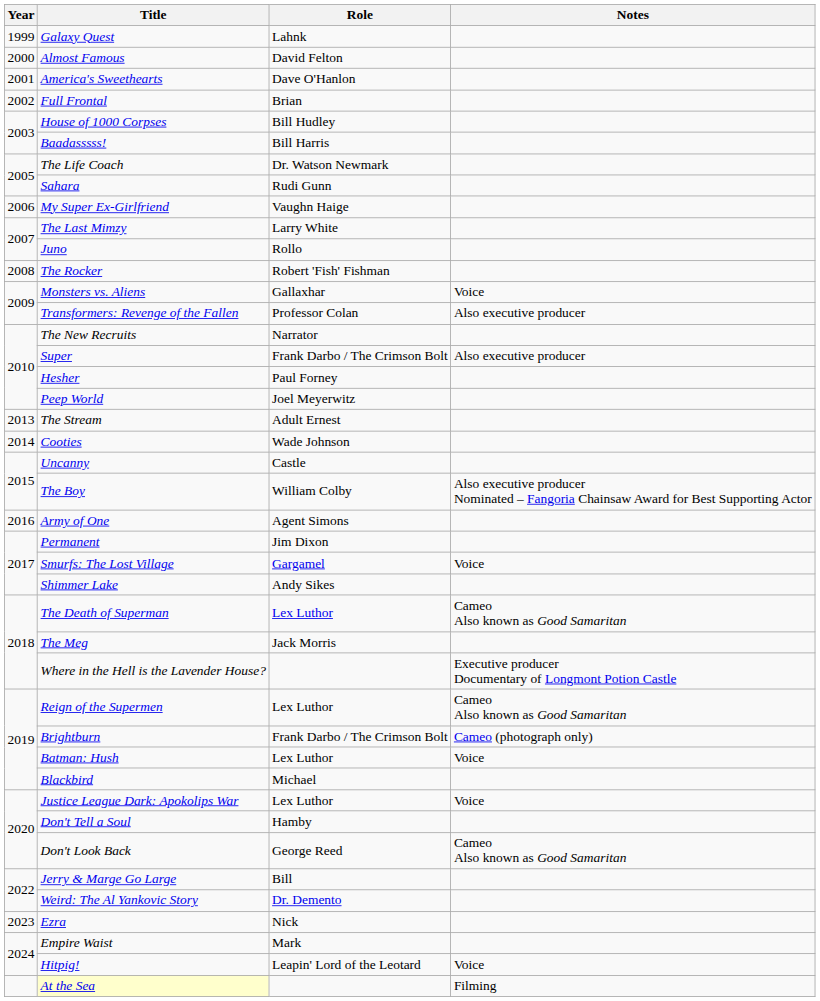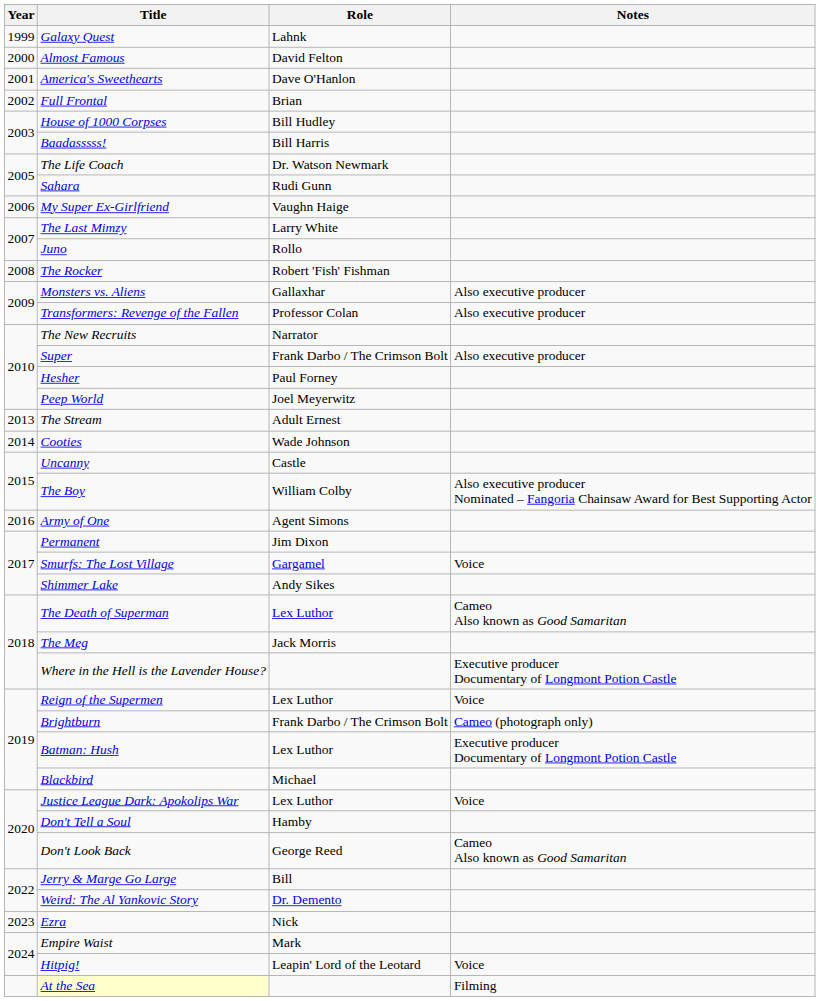(469, 292) Voice -> (520, 292) Also executive producer
(540, 707) Cameo Also known as Good Samaritan -> (469, 699) Voice
(469, 757) Voice -> (565, 750) Executive producer Documentary of Longmont Potion Castle
